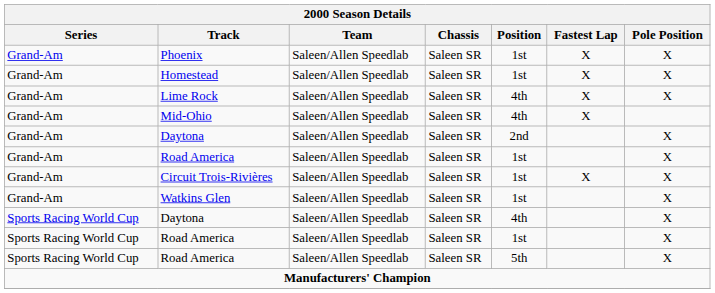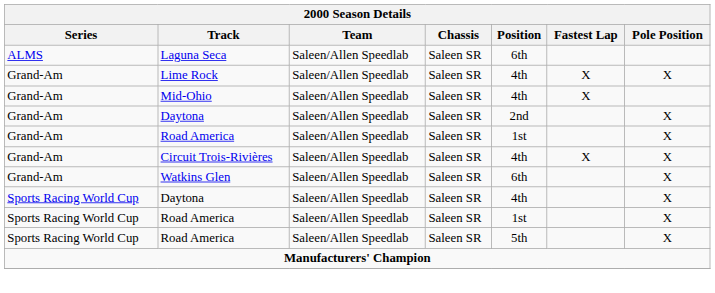+ row: (25, 55)
- row: (35, 55)
- row: (35, 75)
(519, 177) 1st -> (519, 156) 4th
(519, 197) 1st -> (519, 177) 6th
